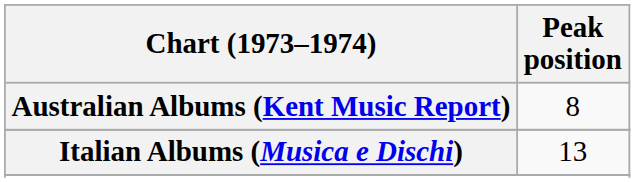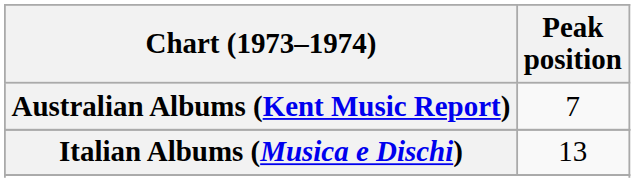(573, 105) 8 -> (573, 105) 7
